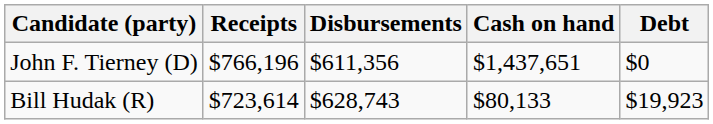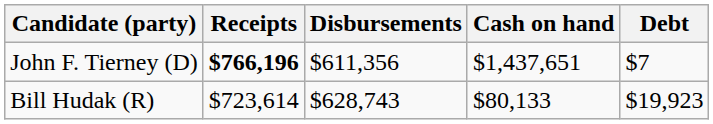(254, 61) normal -> (254, 61) bold
(637, 61) $0 -> (637, 61) $7
